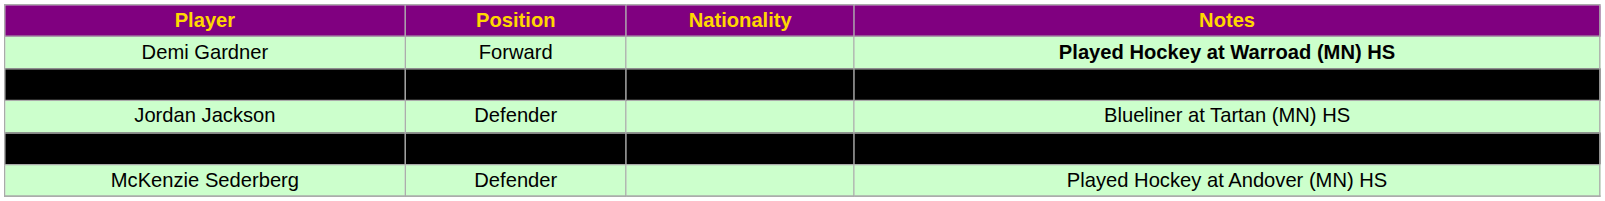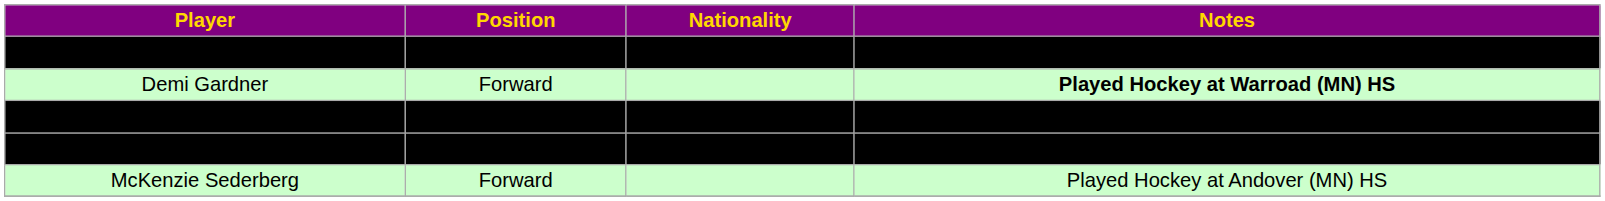+ row: (205, 52)
- row: (205, 116)
(516, 148) Forward -> (516, 148) Defender
(516, 180) Defender -> (516, 180) Forward
